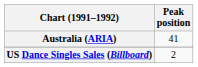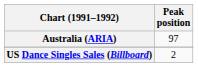(173, 39) 41 -> (173, 39) 97
